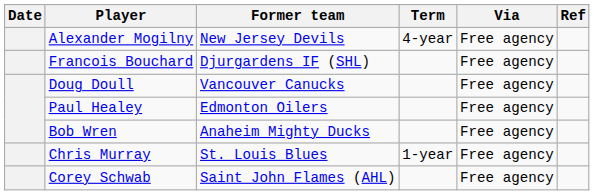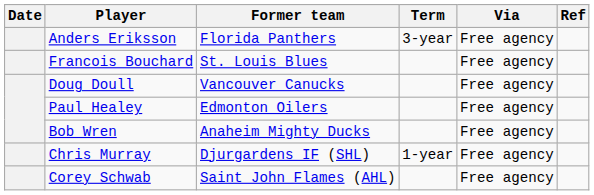- row: (121, 39)
+ row: (112, 39)
(285, 62) Djurgardens IF (SHL) -> (264, 62) St. Louis Blues
(264, 155) St. Louis Blues -> (285, 155) Djurgardens IF (SHL)
